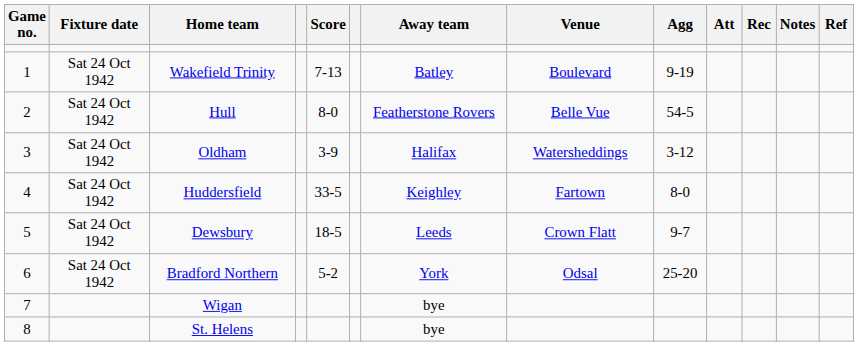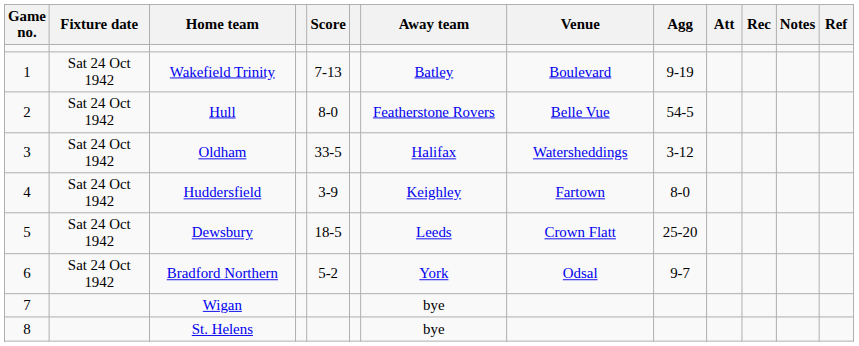(328, 152) 3-9 -> (328, 152) 33-5
(328, 192) 33-5 -> (328, 192) 3-9
(680, 233) 9-7 -> (680, 233) 25-20
(680, 273) 25-20 -> (680, 273) 9-7
